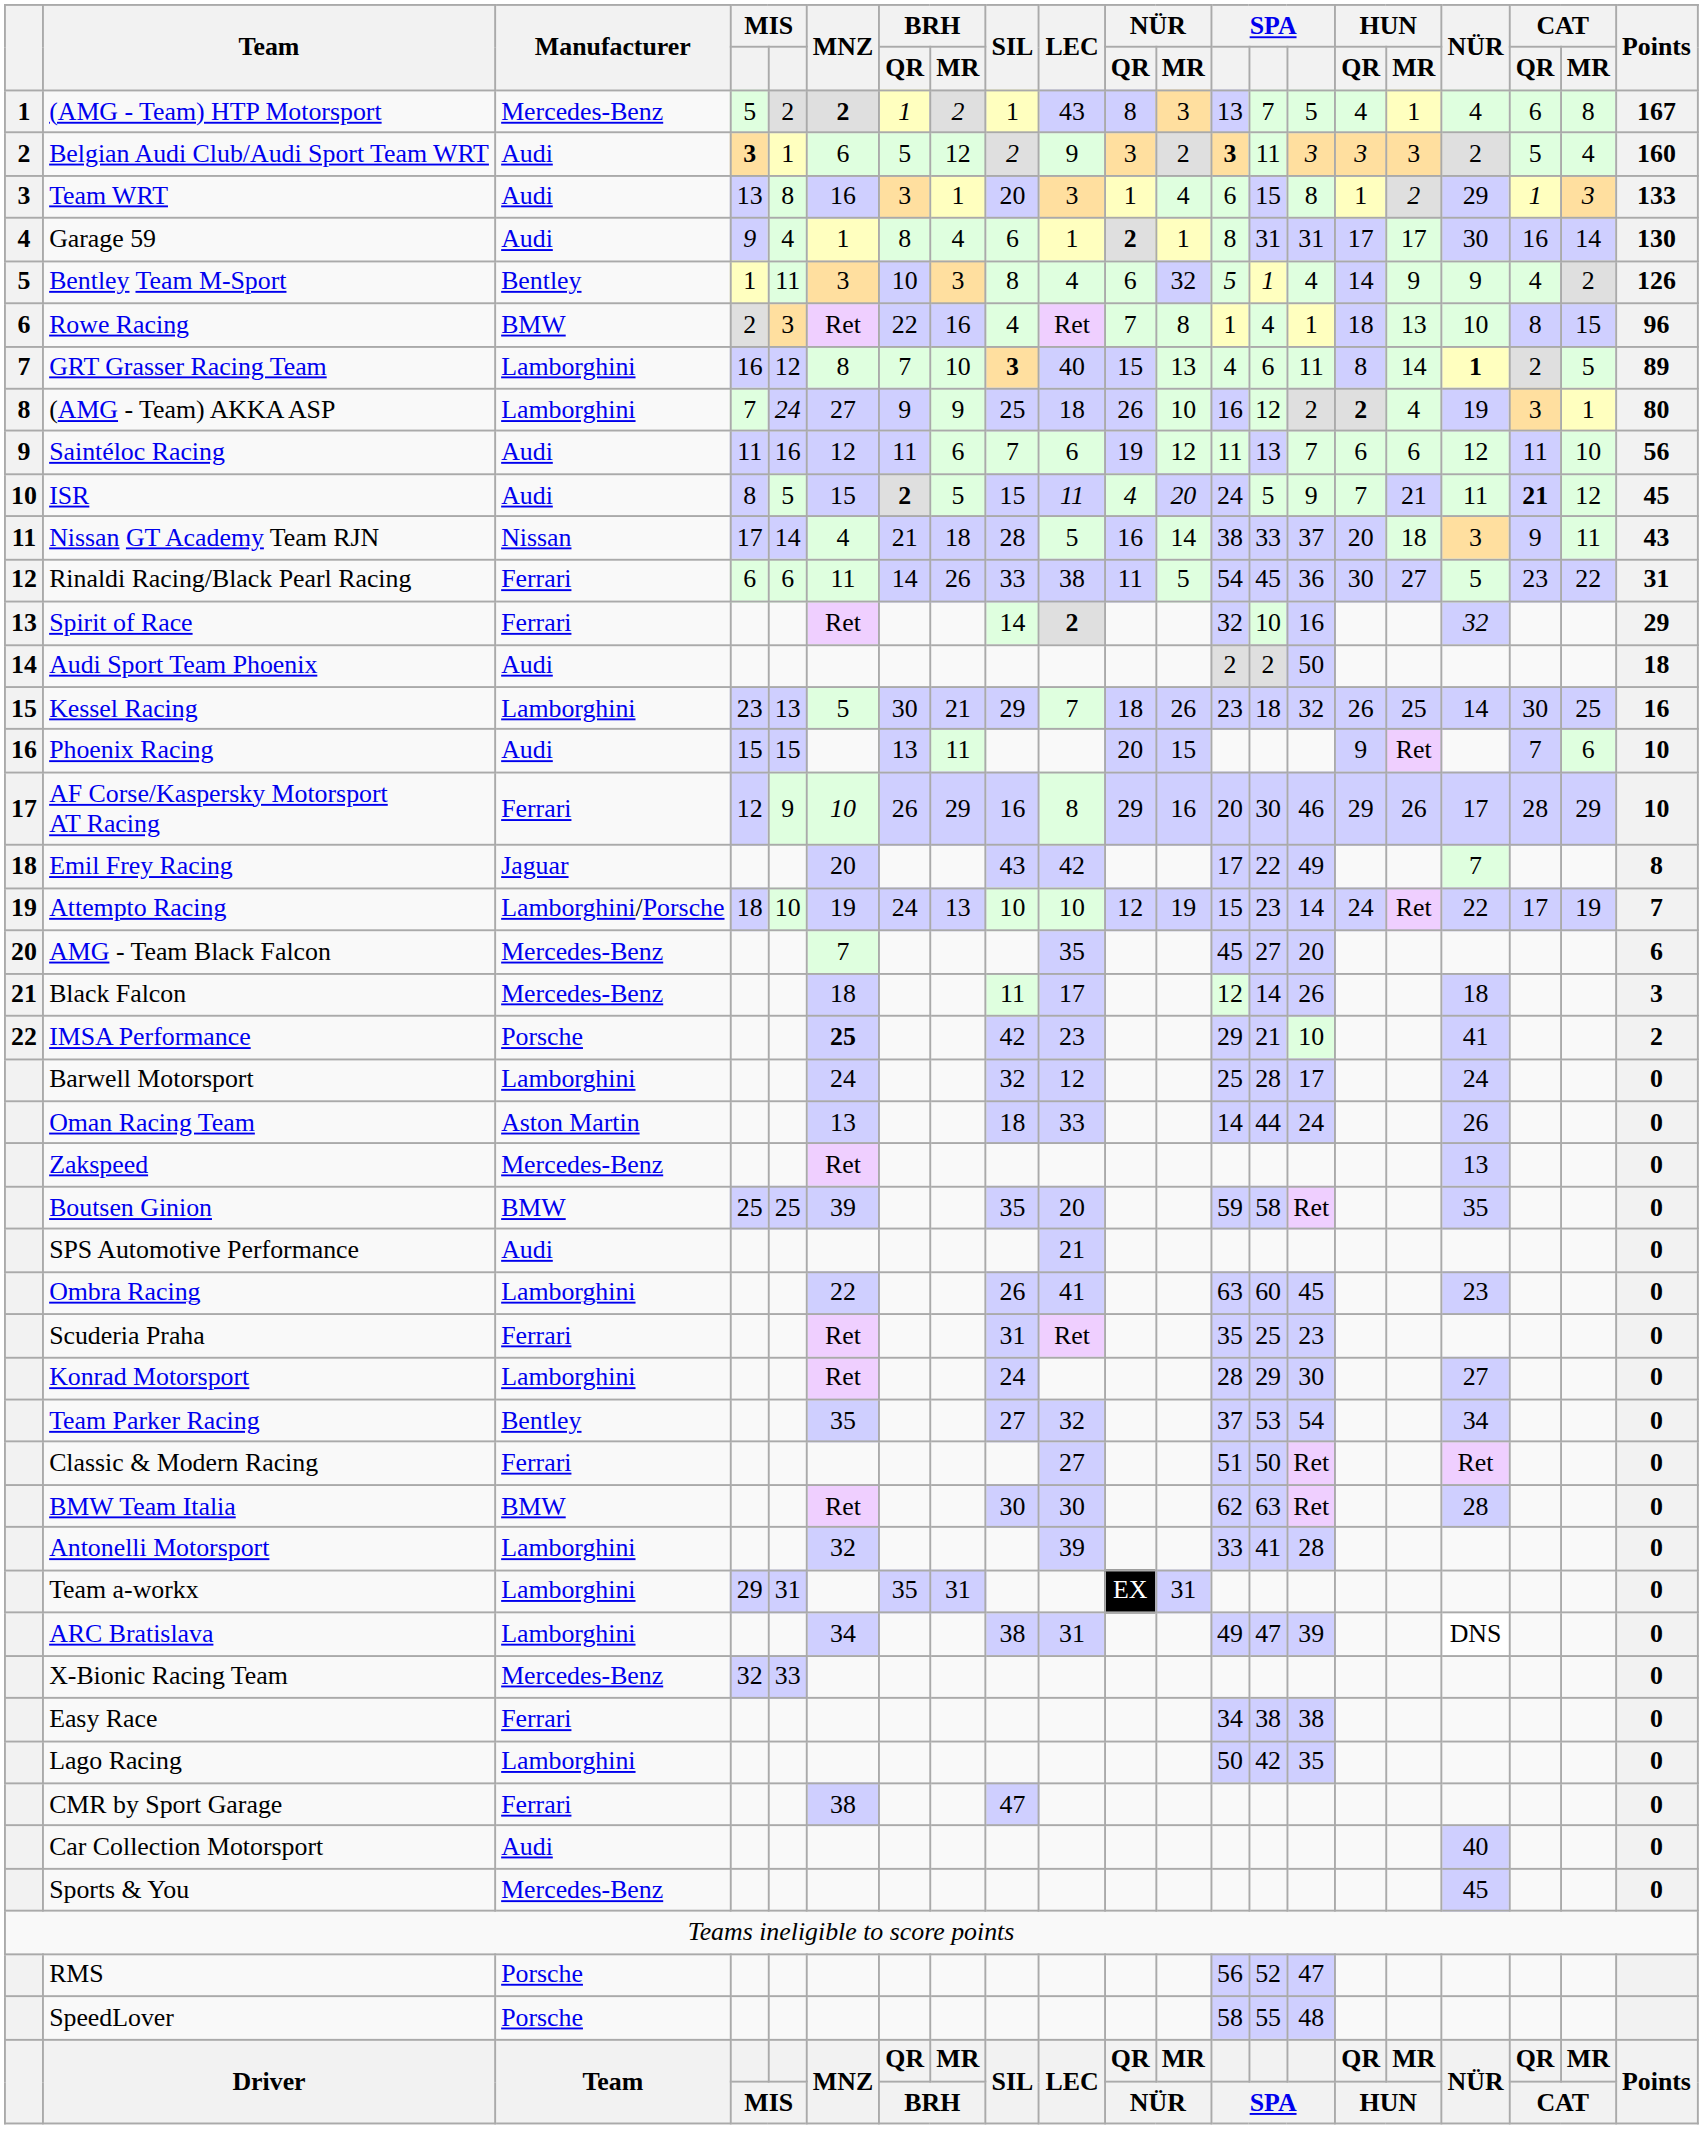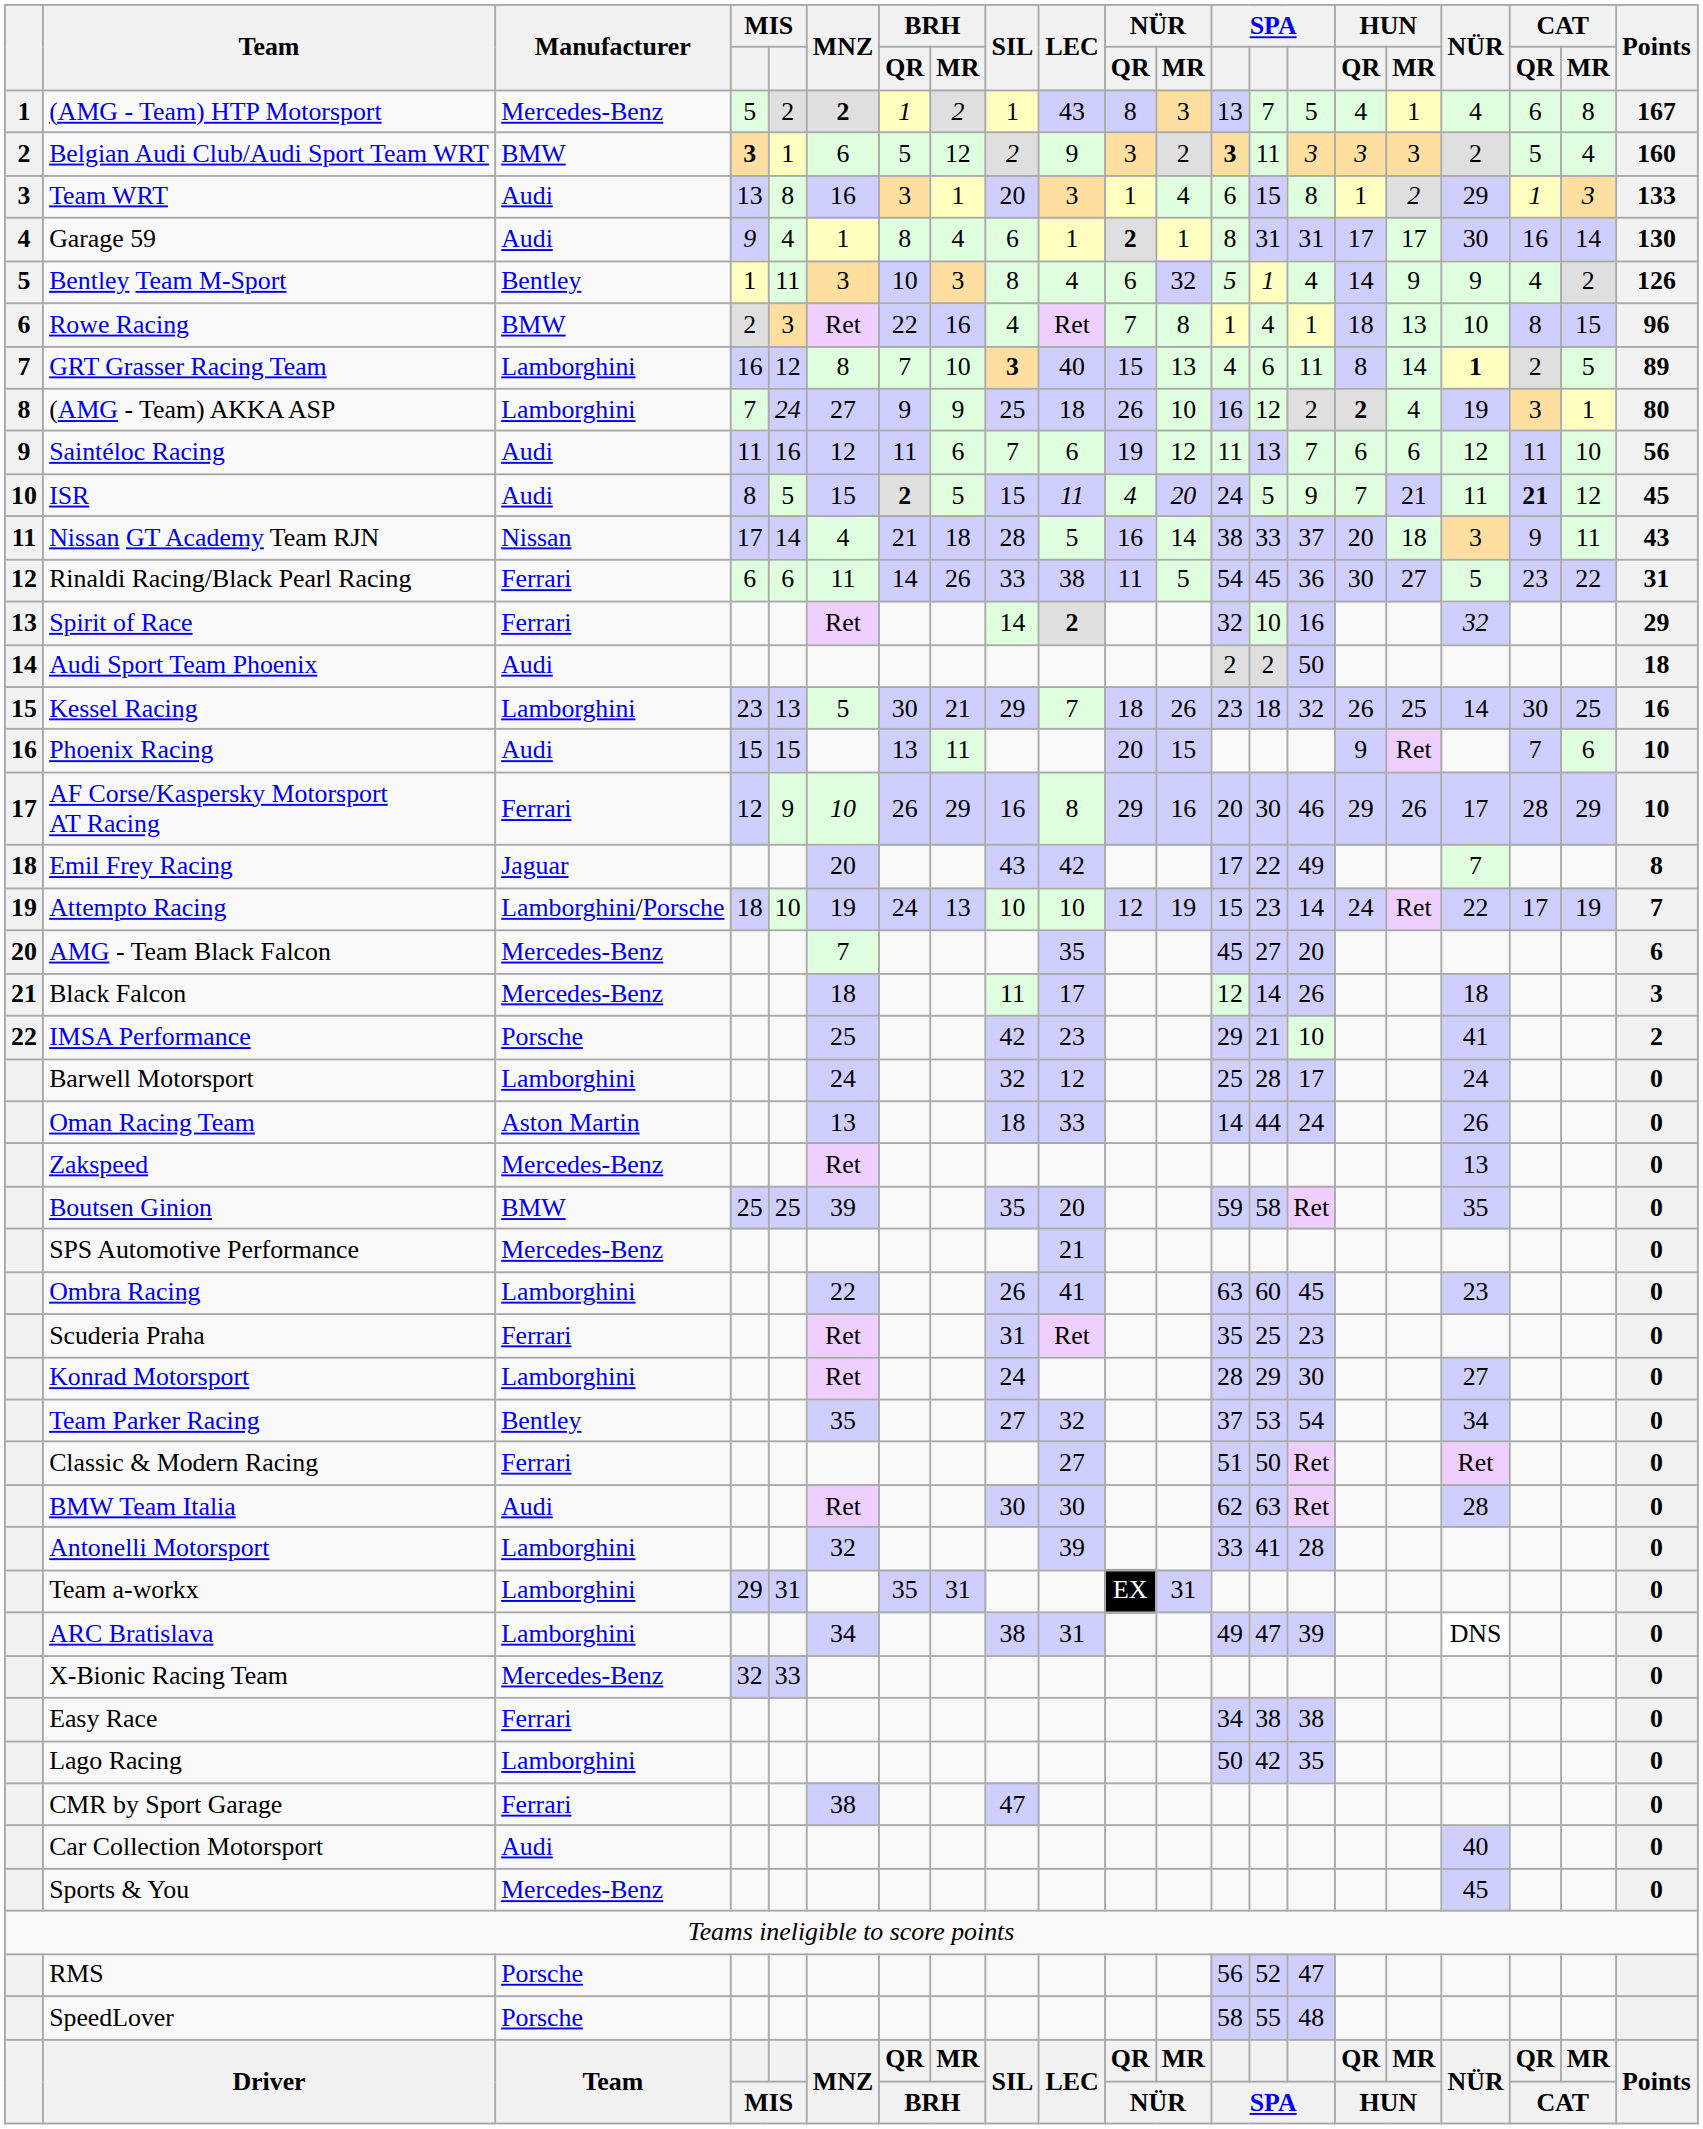(527, 153) Audi -> (533, 153) BMW
(843, 1036) bold -> (843, 1036) normal
(527, 1249) Audi -> (582, 1249) Mercedes-Benz
(533, 1505) BMW -> (527, 1505) Audi
